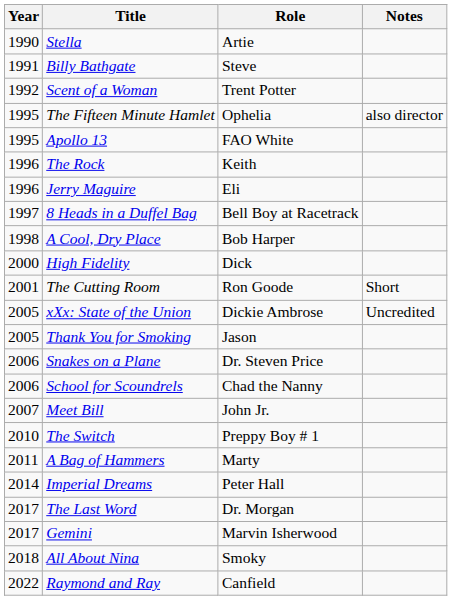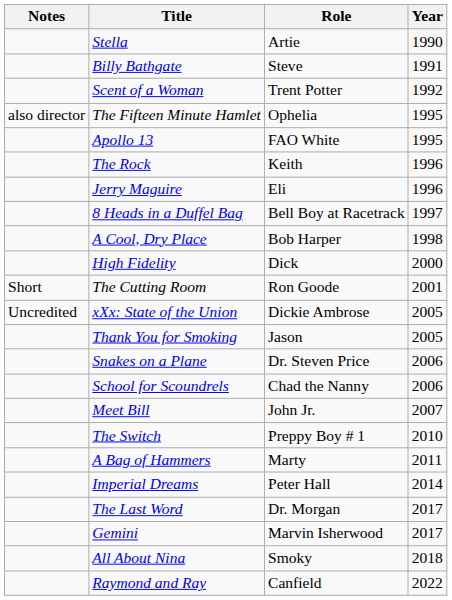columns swapped: (24, 16) <-> (404, 16)
